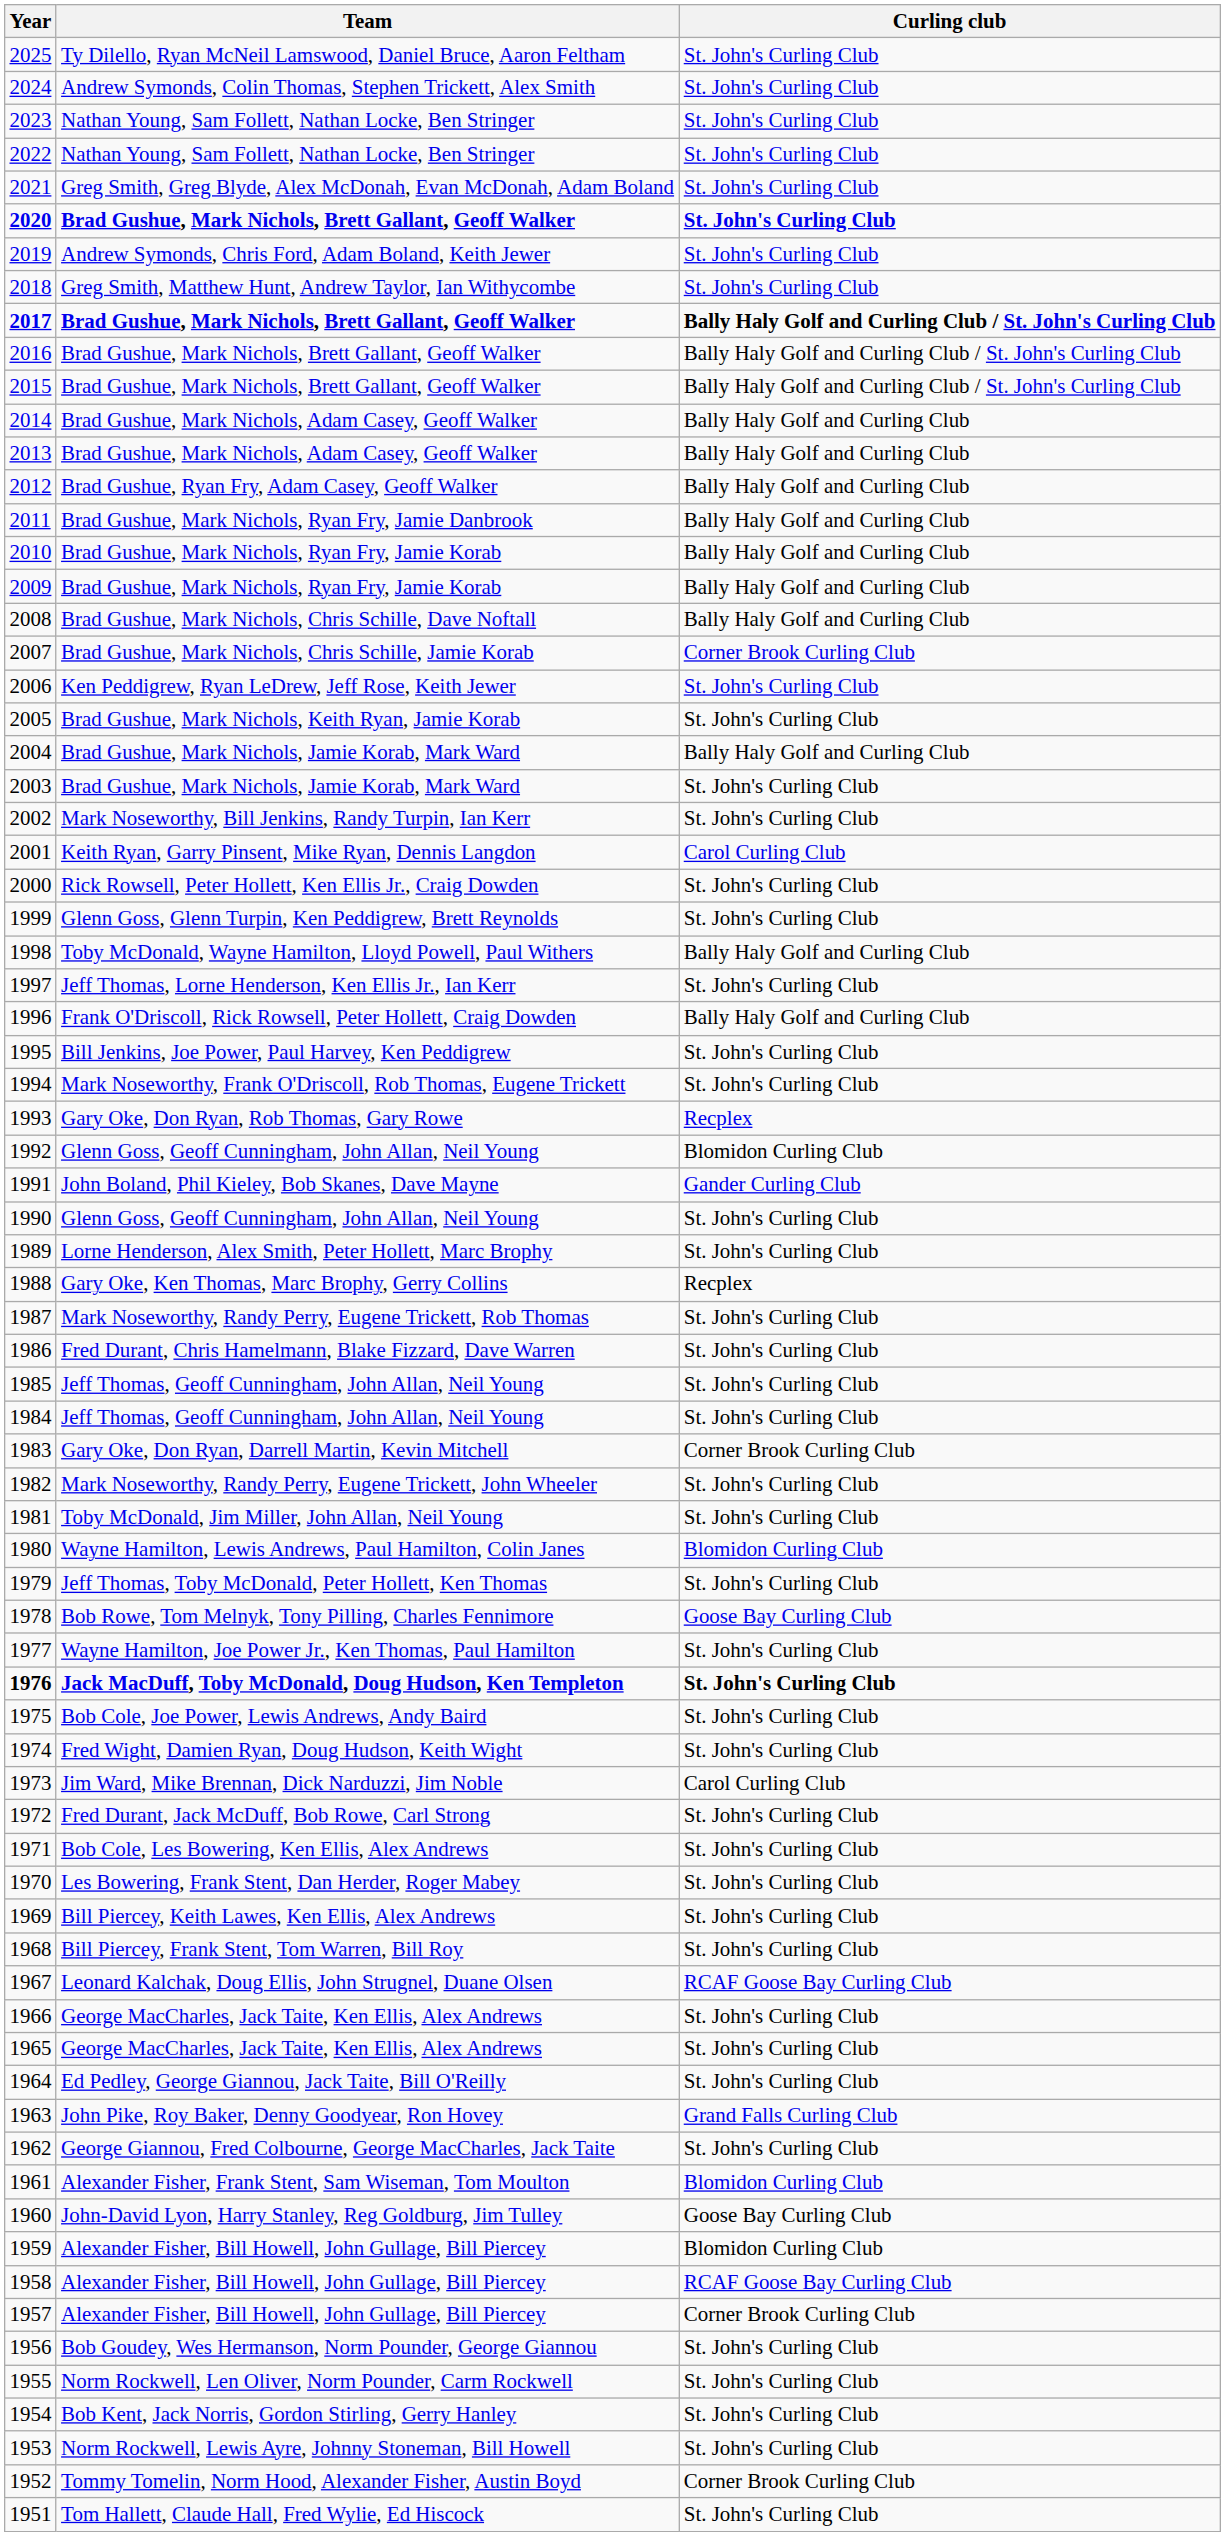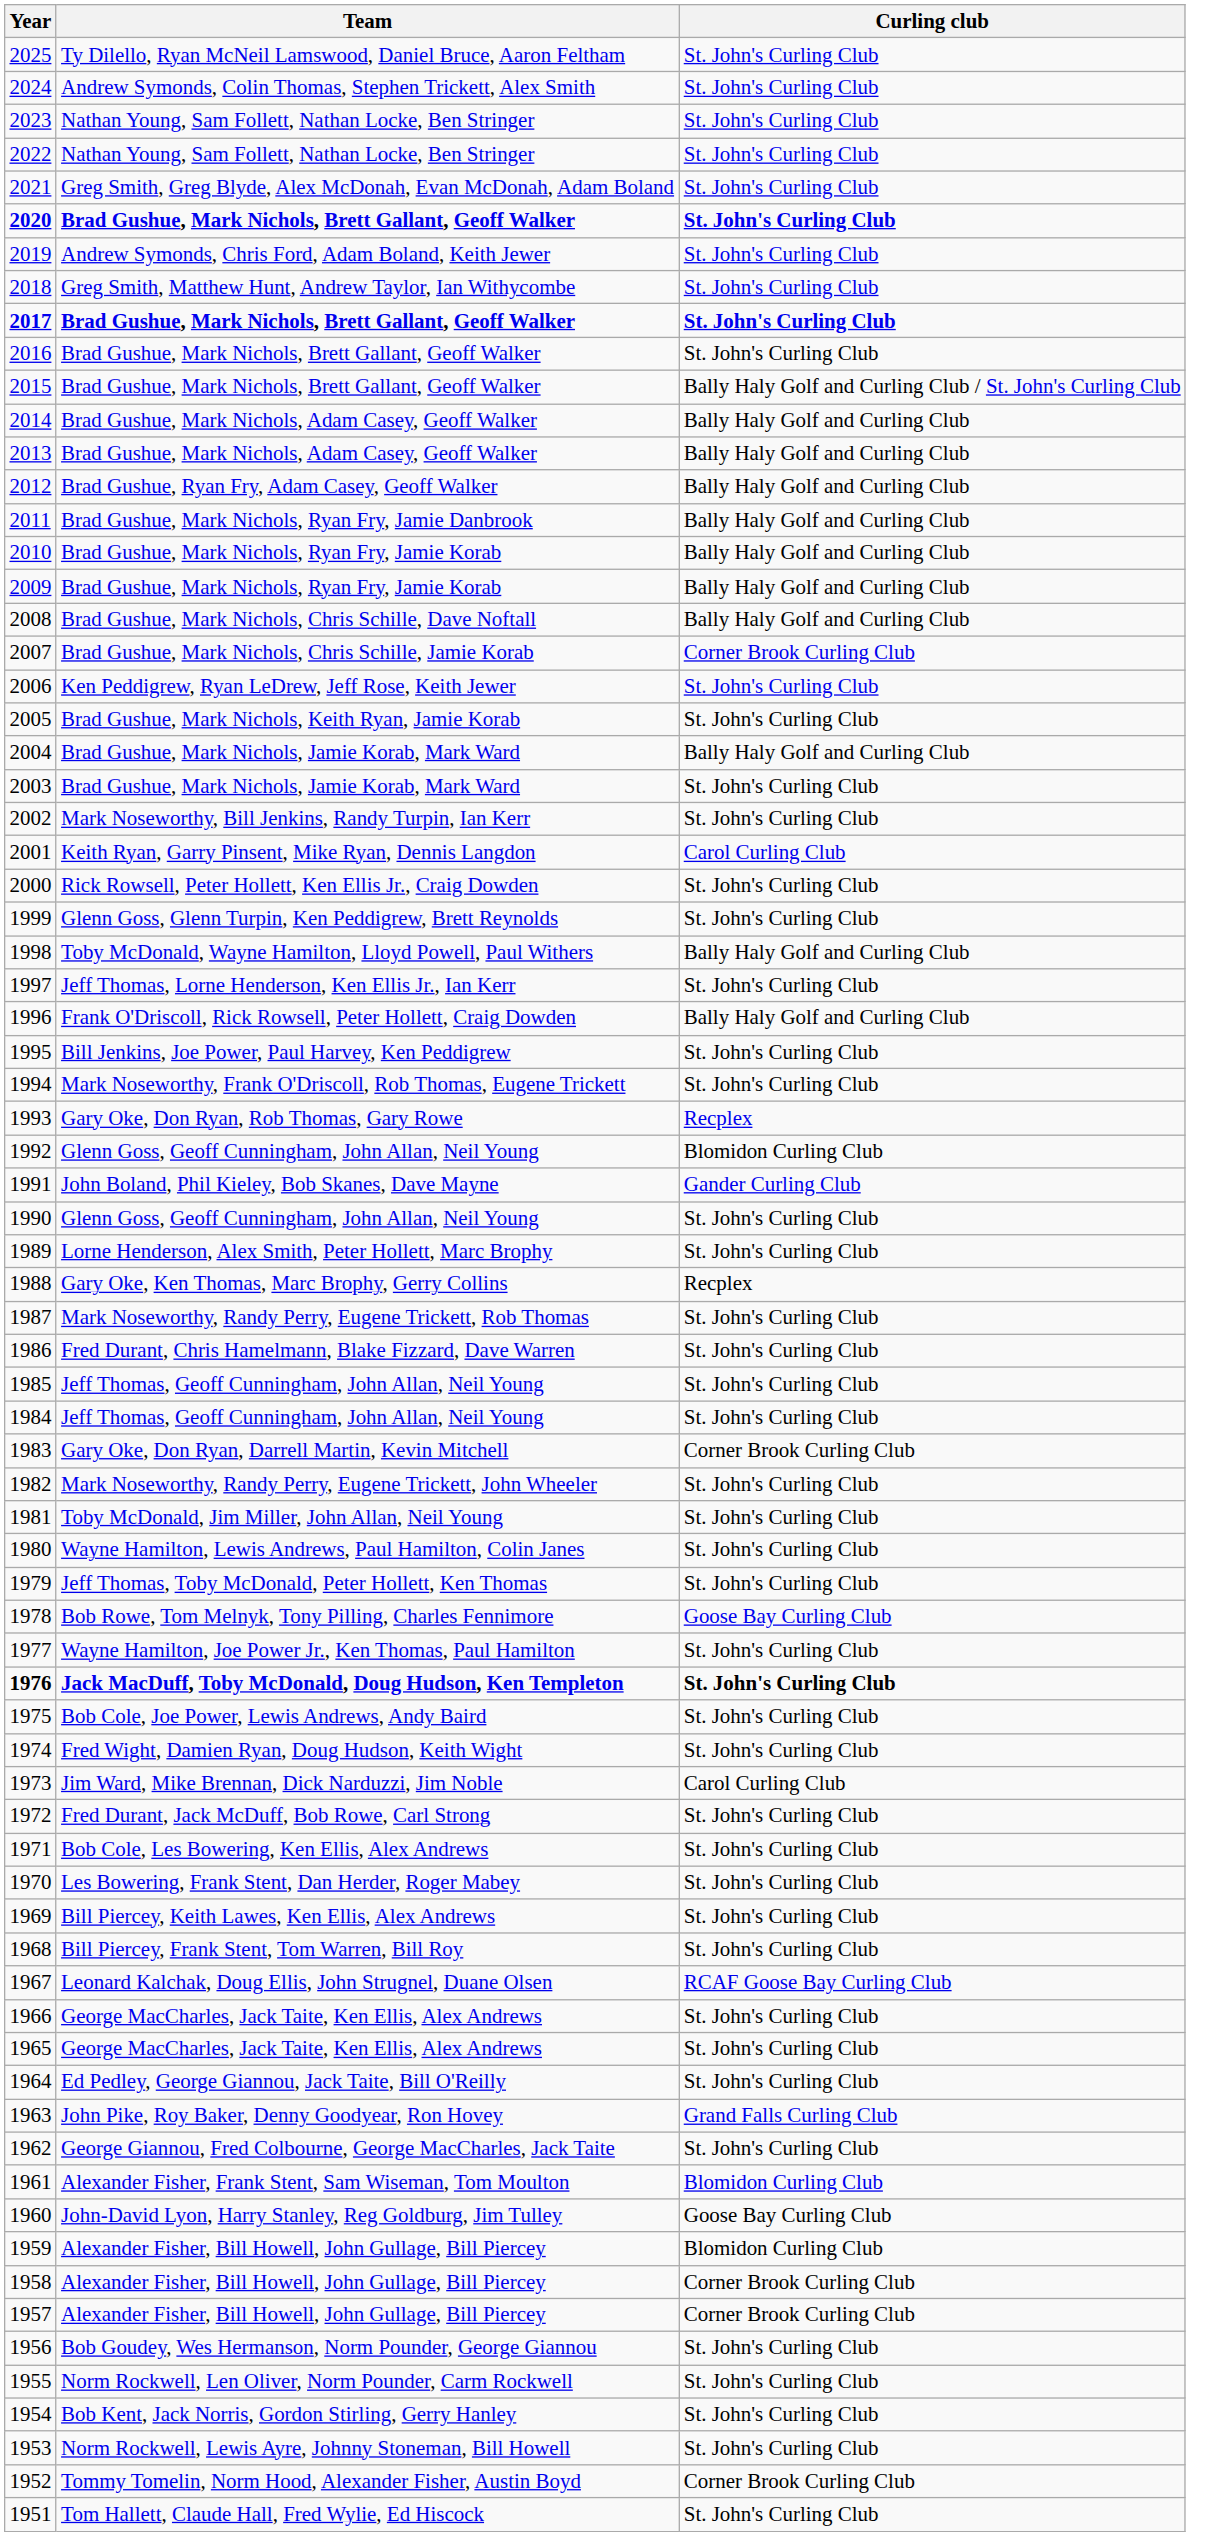(950, 320) Bally Haly Golf and Curling Club / St. John's Curling Club -> (790, 320) St. John's Curling Club
(932, 353) Bally Haly Golf and Curling Club / St. John's Curling Club -> (781, 353) St. John's Curling Club
(783, 1550) Blomidon Curling Club -> (781, 1550) St. John's Curling Club
(818, 2281) RCAF Goose Bay Curling Club -> (799, 2281) Corner Brook Curling Club
